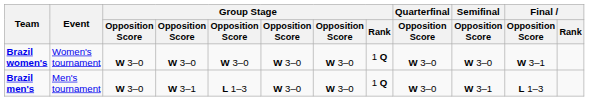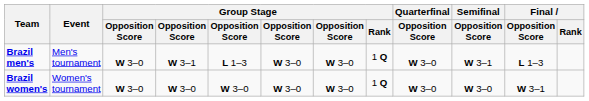rows swapped: (20, 83) <-> (27, 57)
